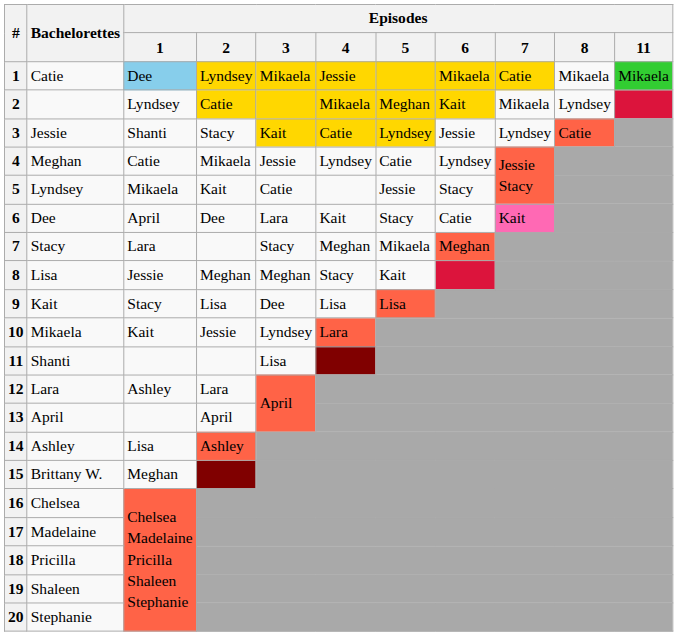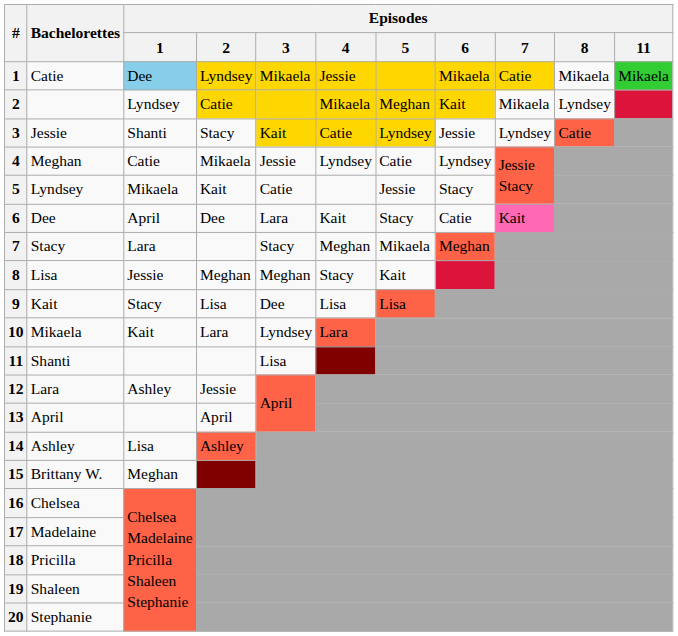(218, 332) Jessie -> (214, 332) Lara
(214, 389) Lara -> (218, 389) Jessie
